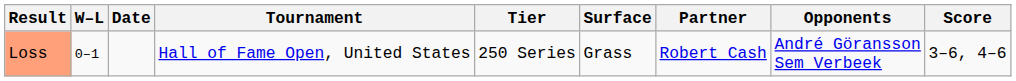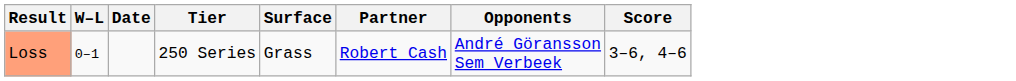- column: (315, 18)
